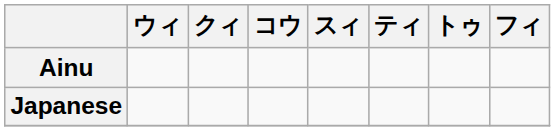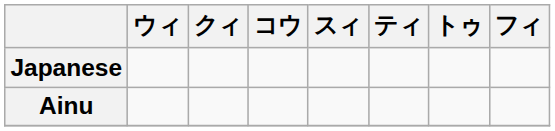rows swapped: (66, 67) <-> (66, 106)
